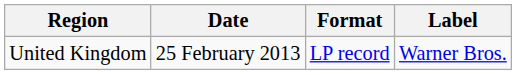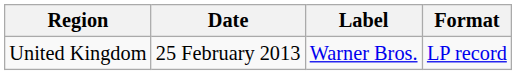columns swapped: (350, 20) <-> (453, 20)
